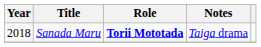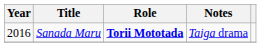(19, 32) 2018 -> (19, 32) 2016
